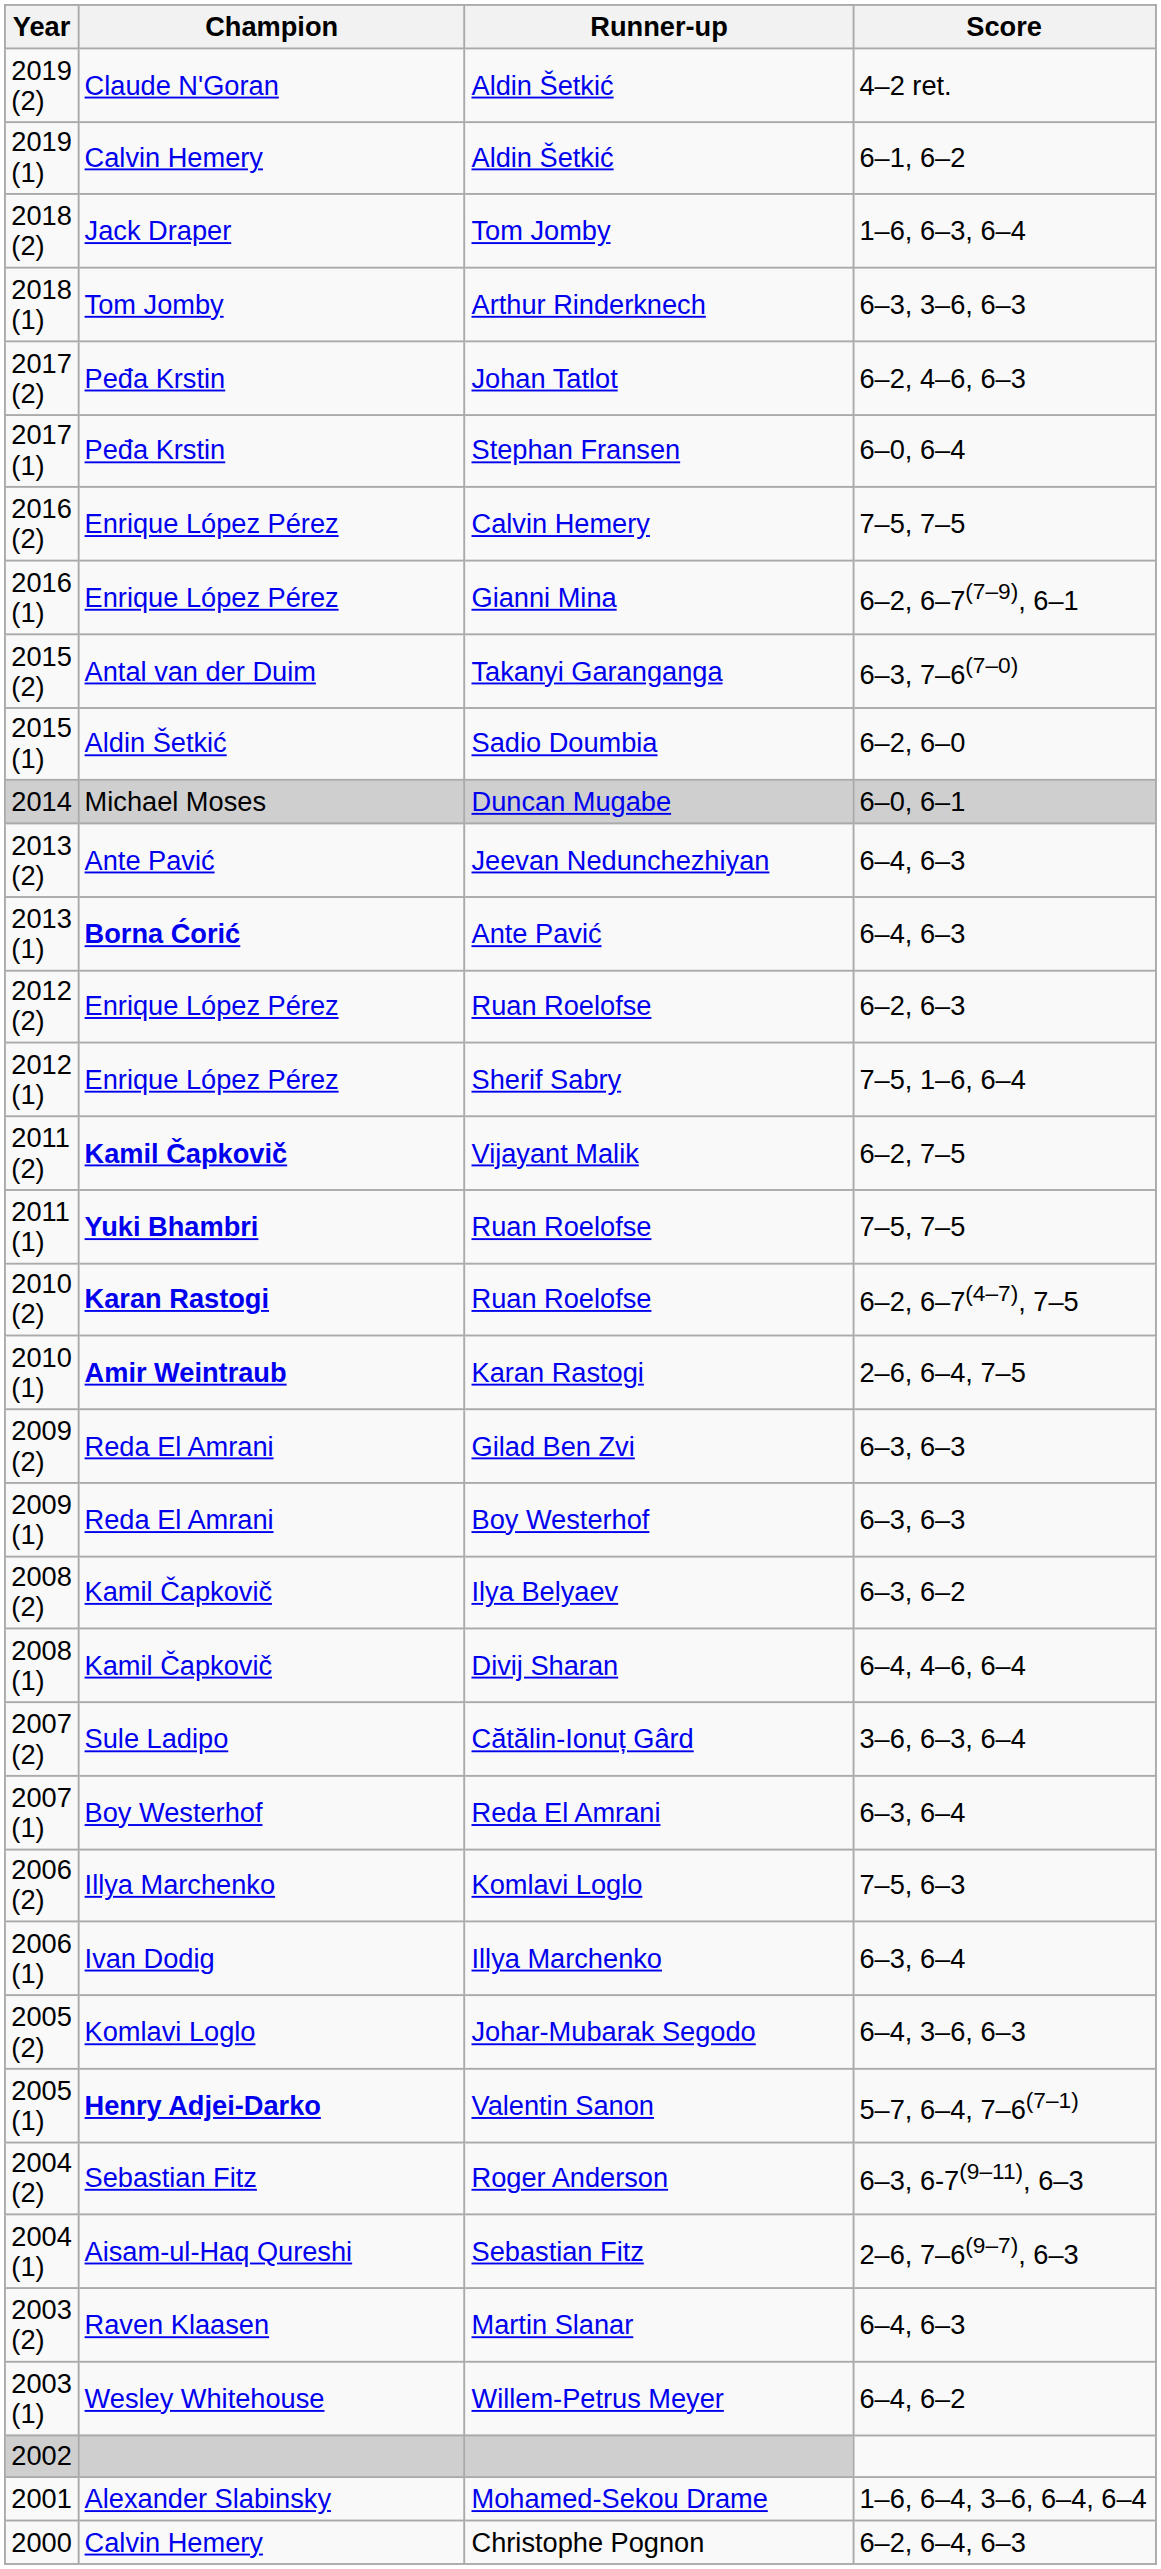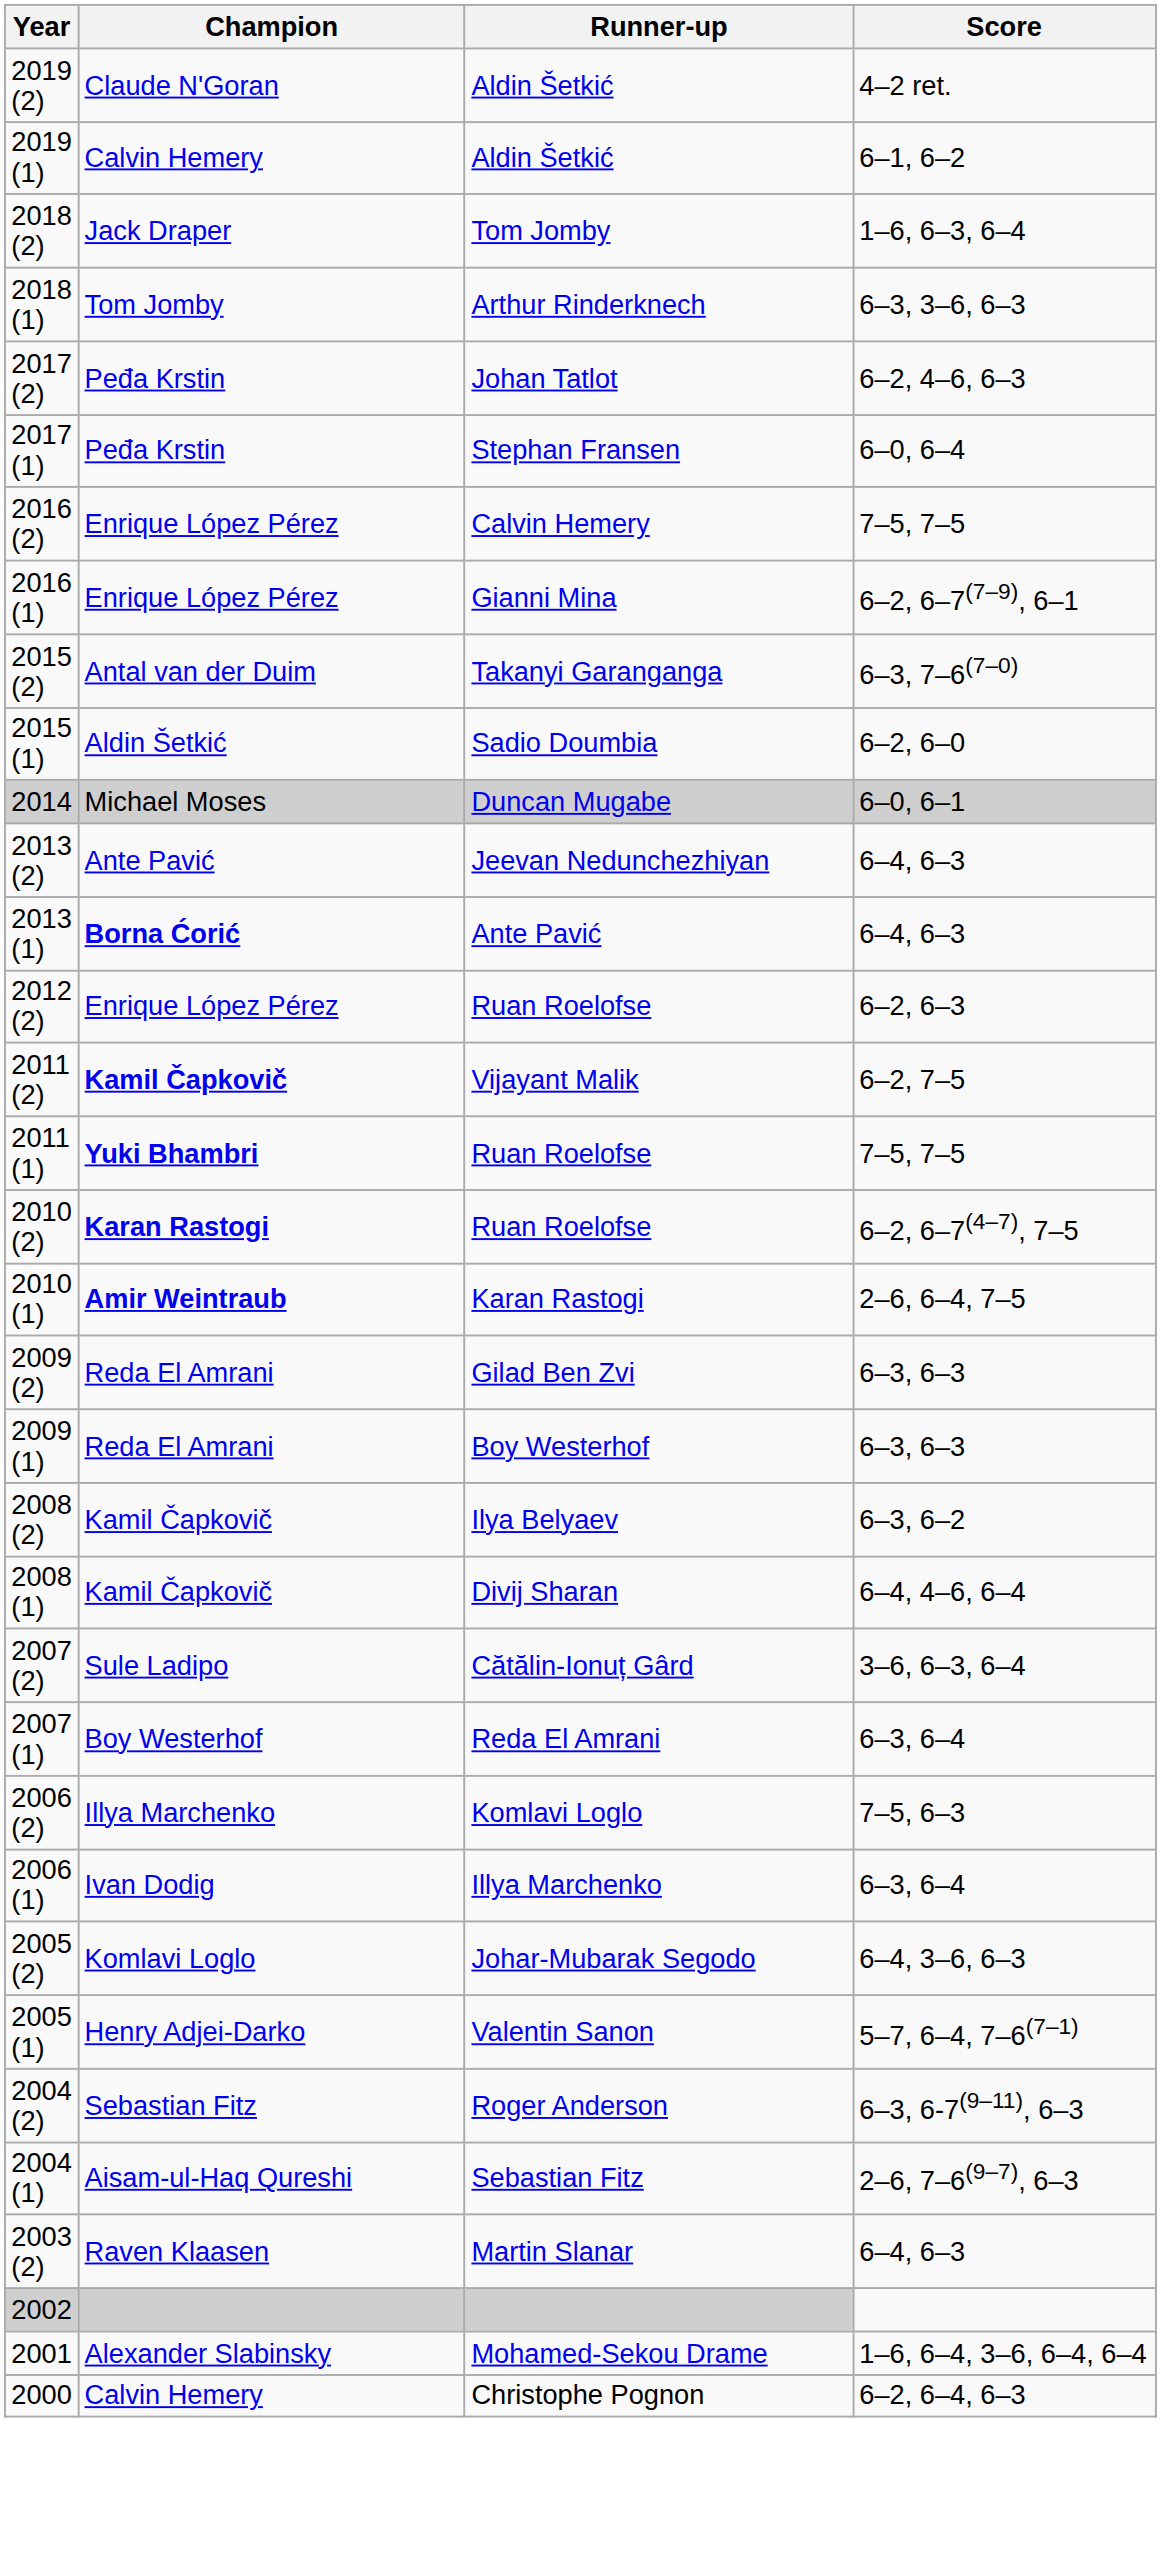- row: (42, 1080)
(203, 2105) bold -> (195, 2032) normal
- row: (42, 2398)
